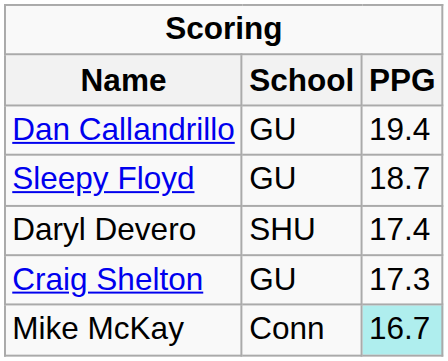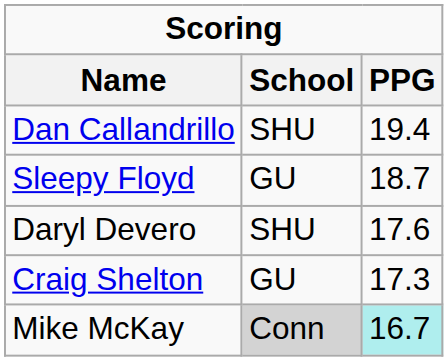(273, 129) GU -> (283, 129) SHU
(400, 229) 17.4 -> (400, 229) 17.6
(287, 329) no background -> (287, 329) lightgrey background
